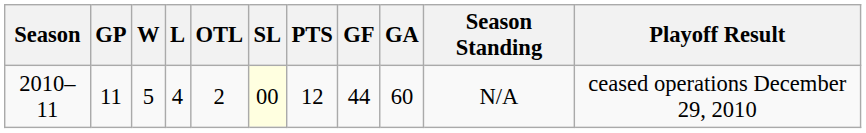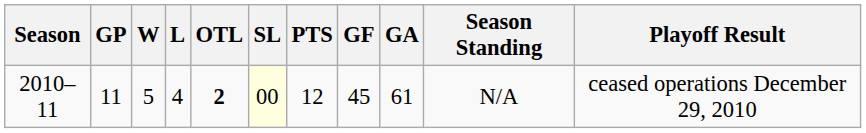(219, 96) normal -> (219, 96) bold
(359, 96) 44 -> (359, 96) 45
(402, 96) 60 -> (402, 96) 61
